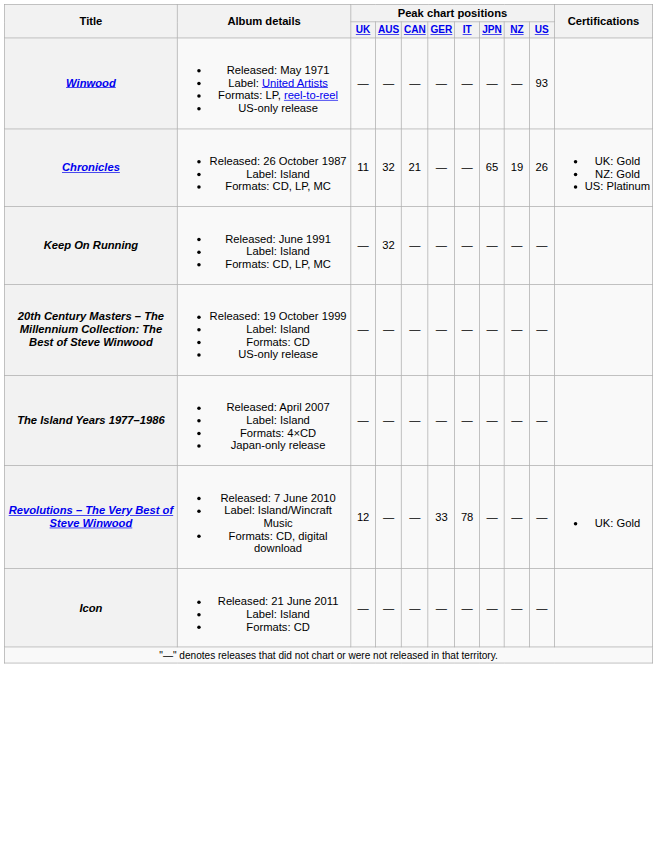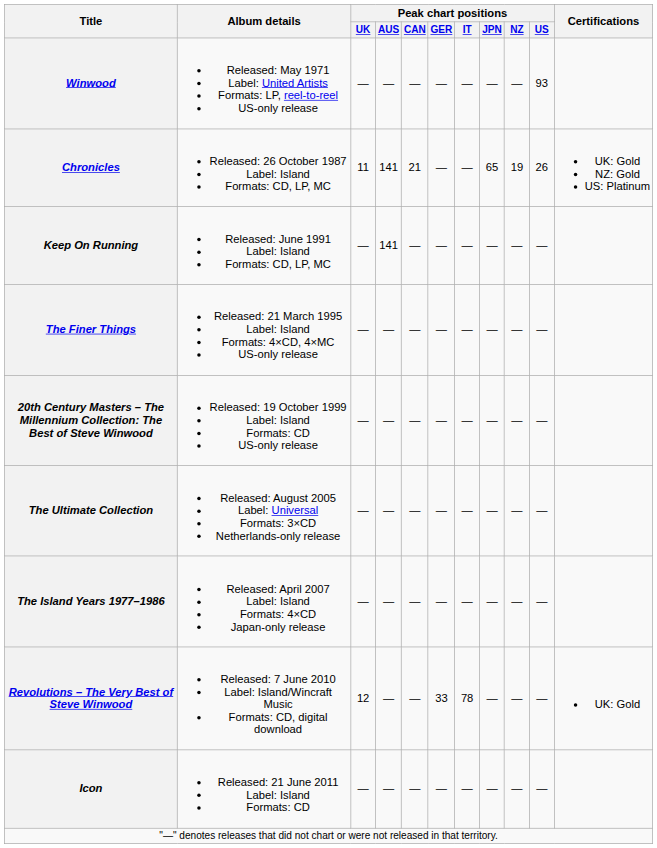(389, 167) 32 -> (389, 167) 141
(389, 245) 32 -> (389, 245) 141
+ row: (91, 329)
+ row: (91, 511)
